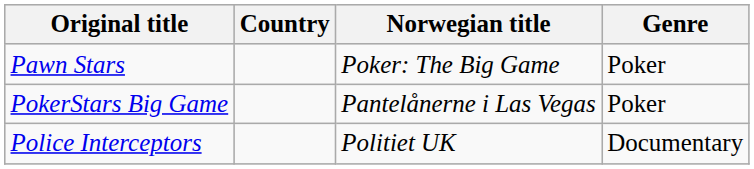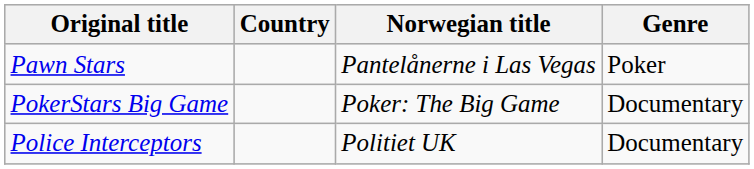(451, 63) Poker: The Big Game -> (469, 63) Pantelånerne i Las Vegas
(469, 103) Pantelånerne i Las Vegas -> (451, 103) Poker: The Big Game
(636, 103) Poker -> (675, 103) Documentary
